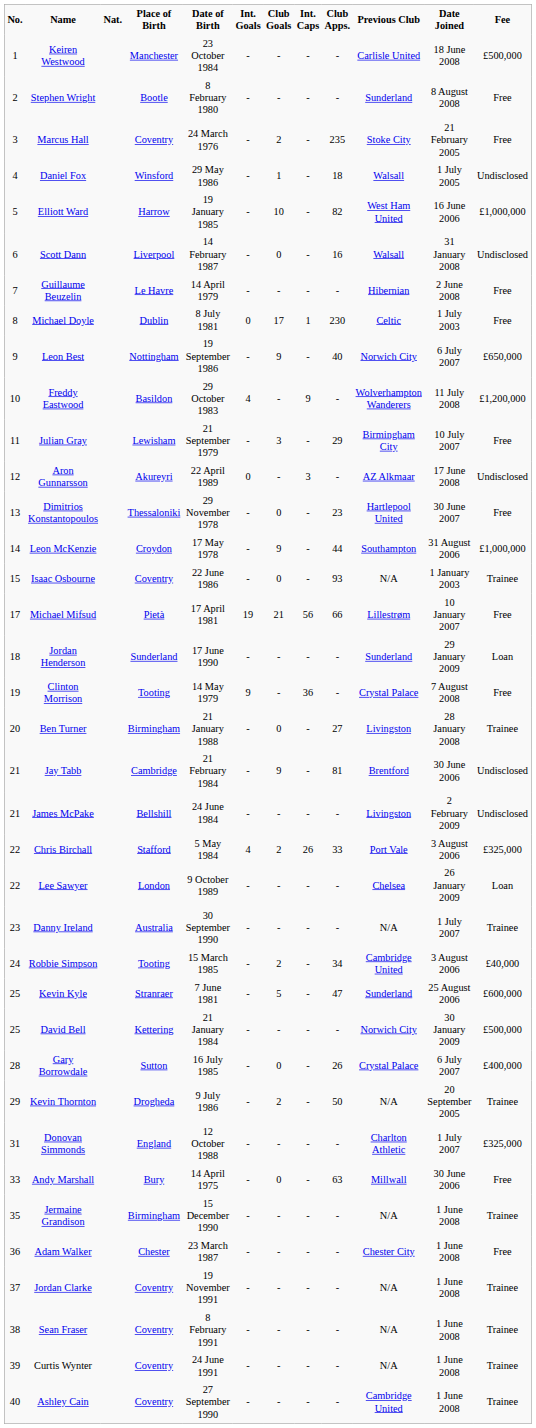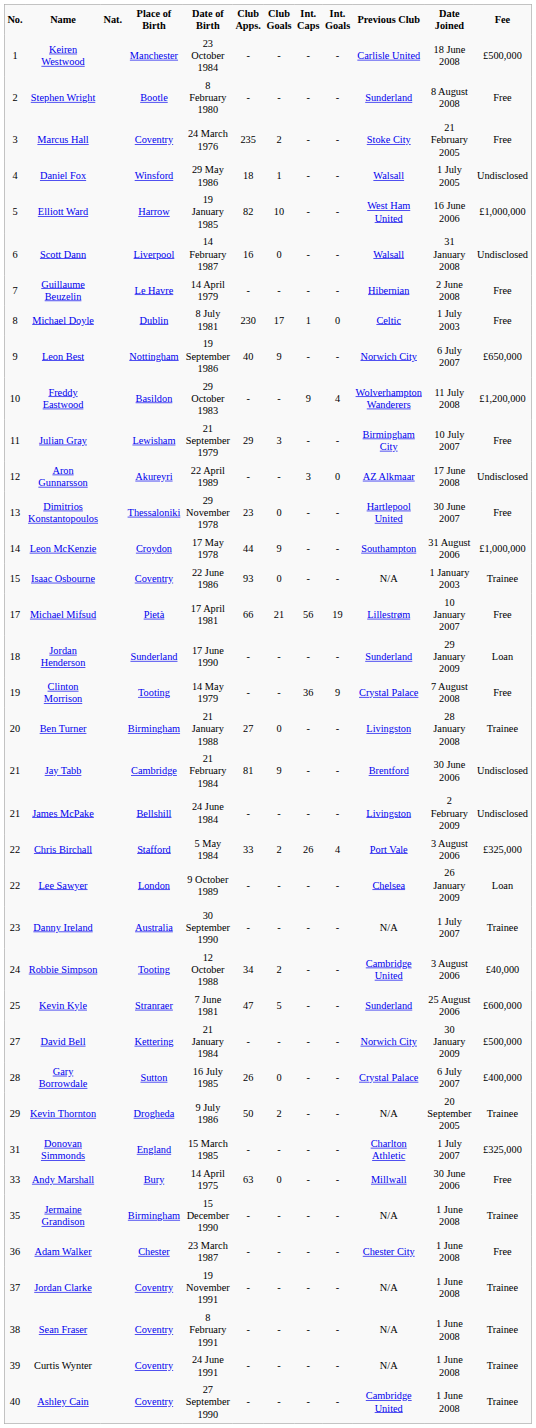columns swapped: (337, 19) <-> (248, 19)
(208, 963) 15 March 1985 -> (208, 969) 12 October 1988
(15, 1029) 25 -> (15, 1042) 27
(208, 1144) 12 October 1988 -> (208, 1150) 15 March 1985
